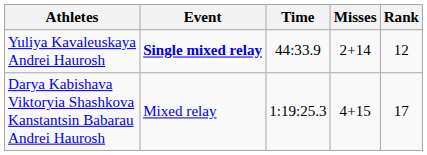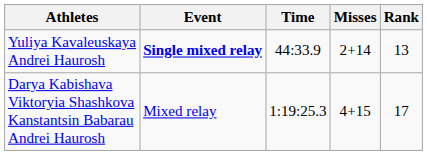(401, 51) 12 -> (401, 51) 13
